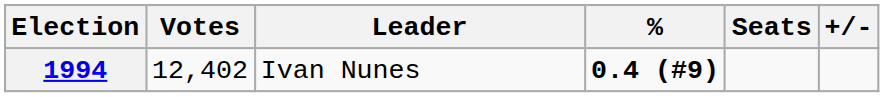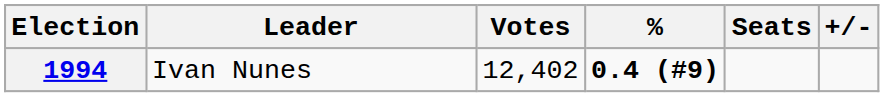columns swapped: (420, 27) <-> (200, 27)
